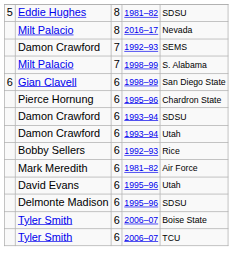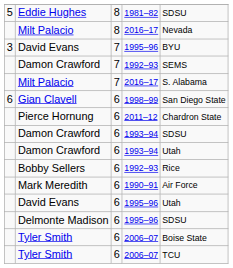+ row: (48, 47)
(141, 65) 1998–99 -> (141, 82) 2016–17
(141, 99) 1995–96 -> (141, 116) 2011–12
(141, 168) 1981–82 -> (141, 186) 1990–91
